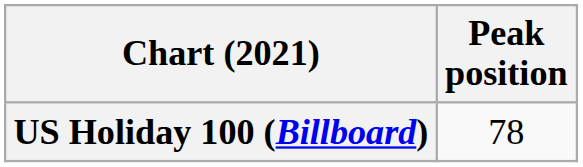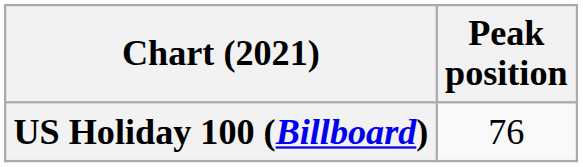(506, 131) 78 -> (506, 131) 76
